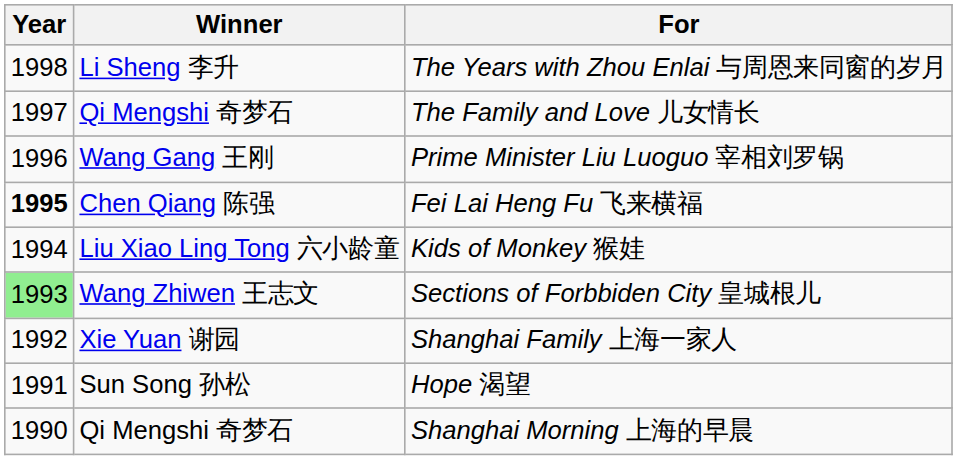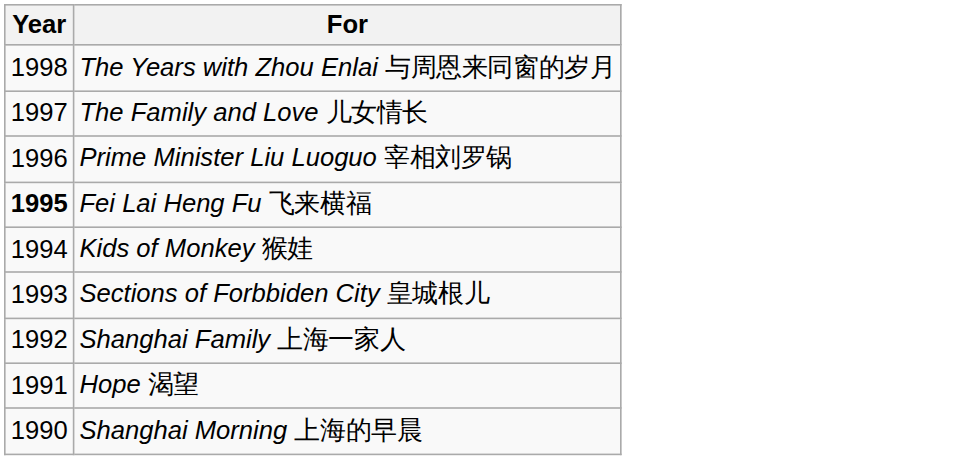- column: (239, 24)
(39, 294) lightgreen background -> (39, 294) no background
